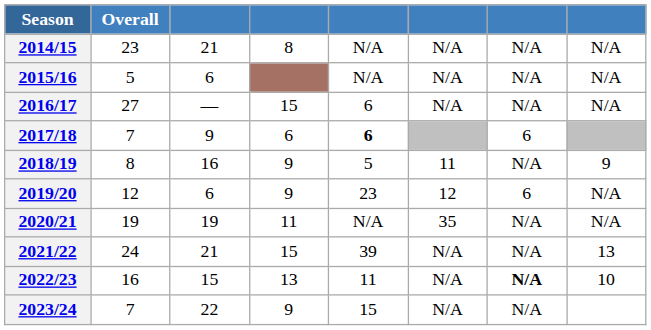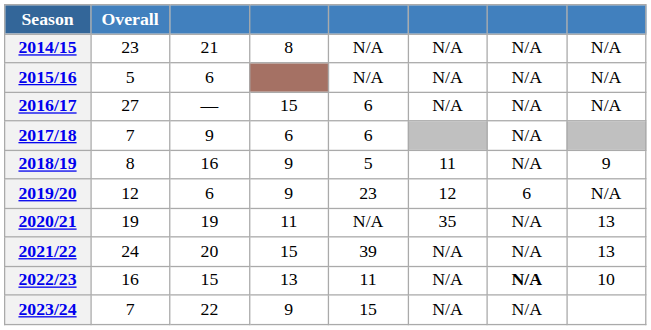(368, 134) bold -> (368, 134) normal
(527, 134) 6 -> (527, 134) N/A
(606, 221) N/A -> (606, 221) 13
(209, 250) 21 -> (209, 250) 20
